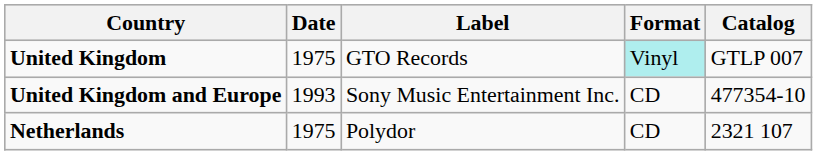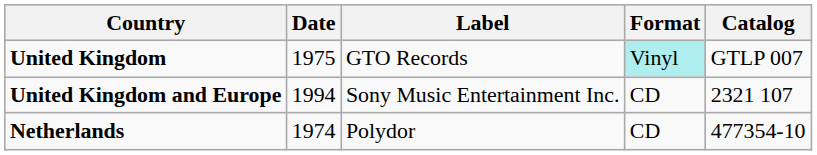(314, 94) 1993 -> (314, 94) 1994
(758, 94) 477354-10 -> (752, 94) 2321 107
(314, 130) 1975 -> (314, 130) 1974
(752, 130) 2321 107 -> (758, 130) 477354-10
